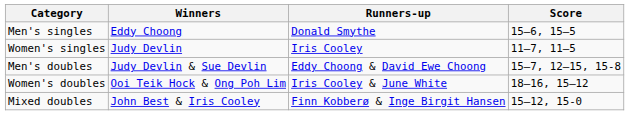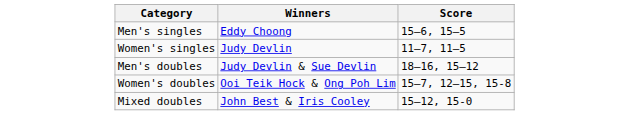- column: (398, 13)
(566, 66) 15–7, 12–15, 15-8 -> (440, 66) 18–16, 15–12
(550, 84) 18–16, 15–12 -> (456, 84) 15–7, 12–15, 15-8
